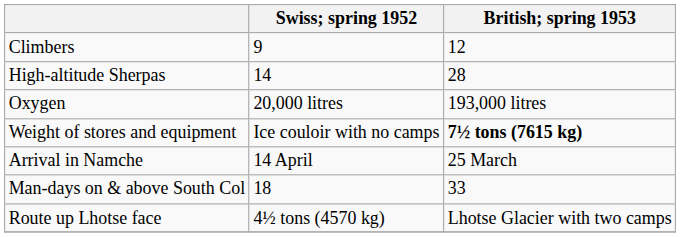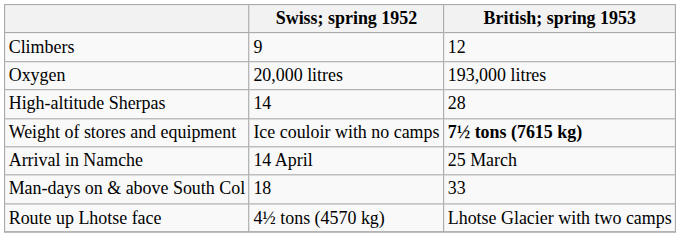rows swapped: (87, 75) <-> (37, 103)
